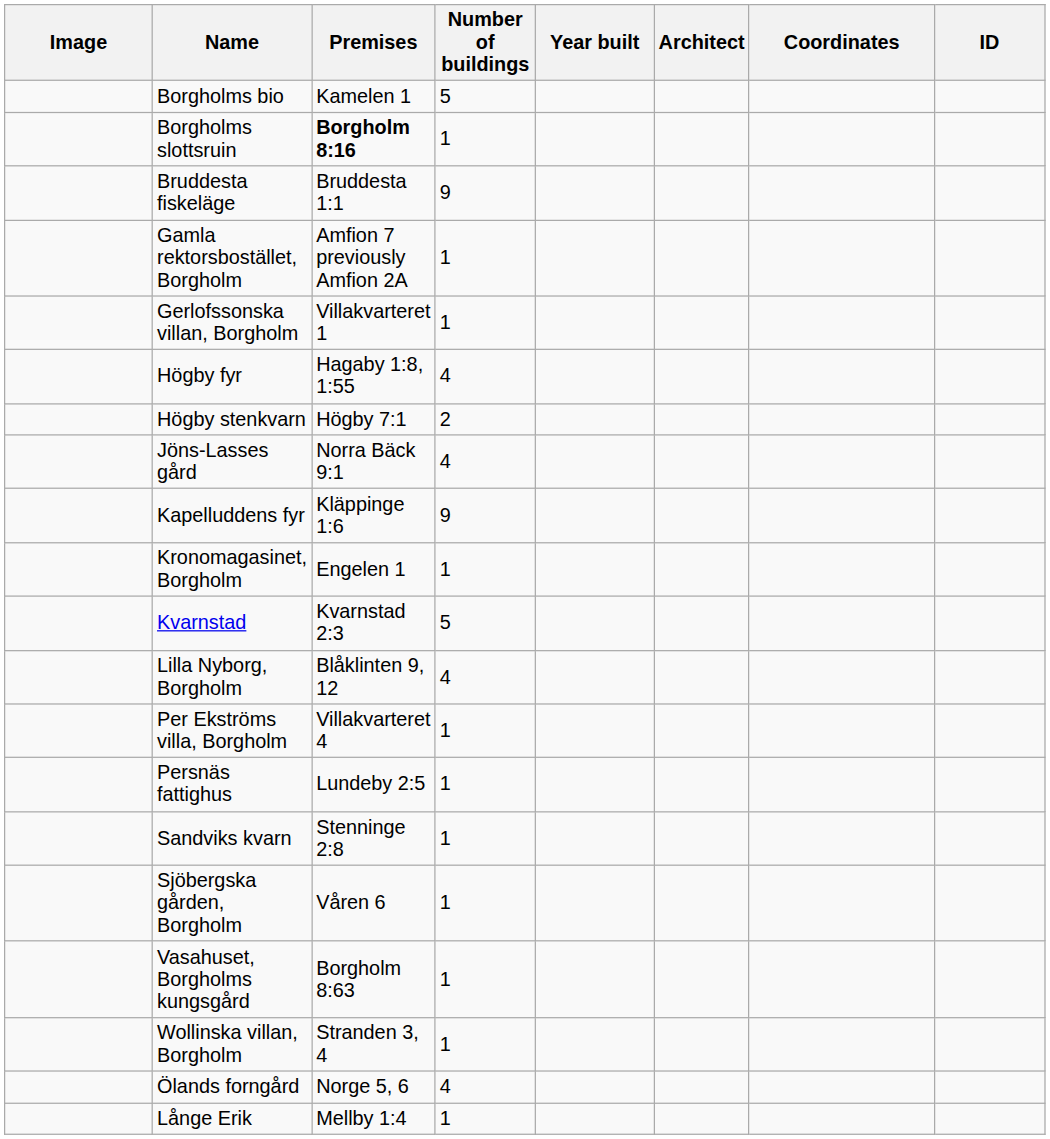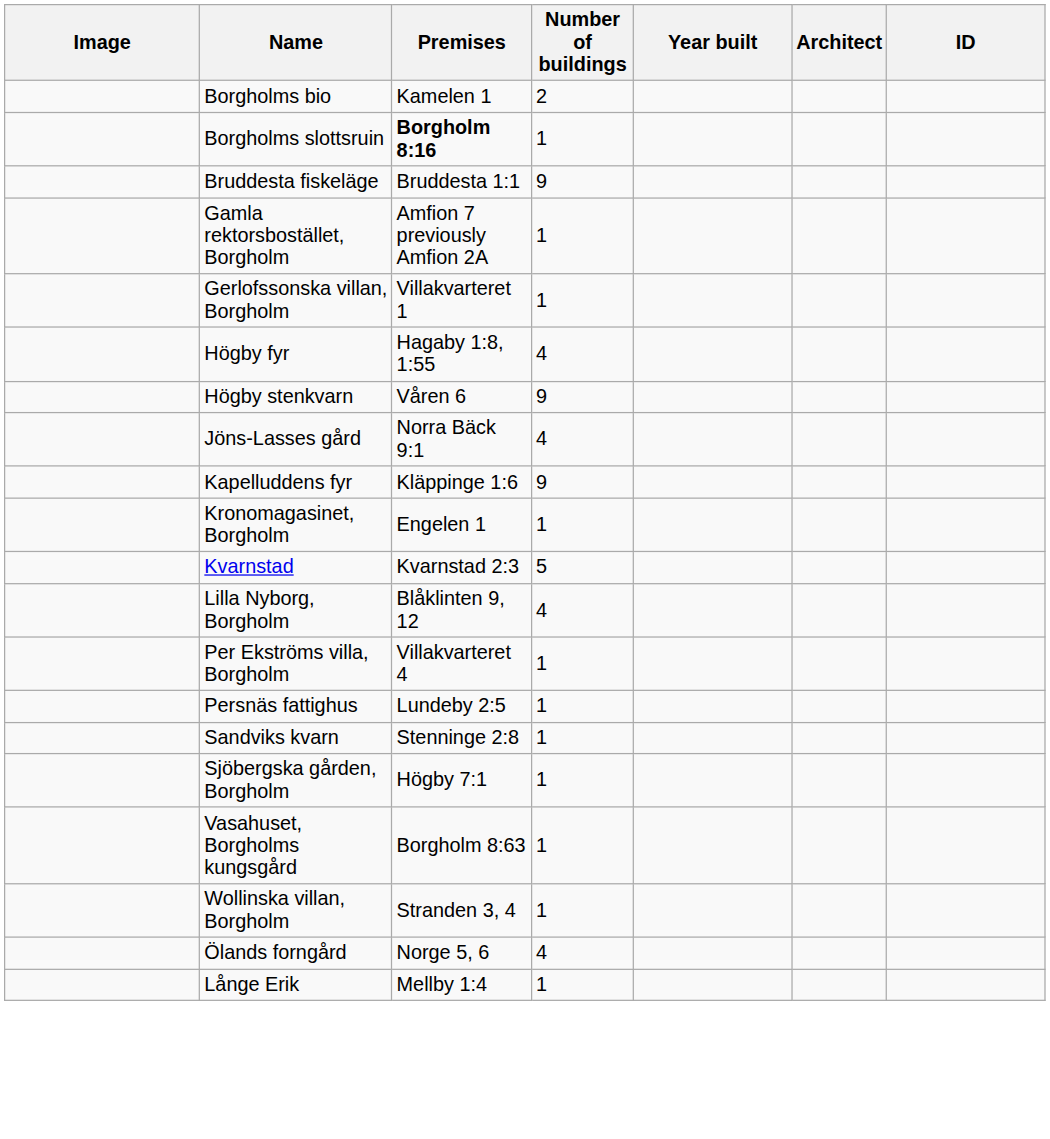- column: (842, 42)
(445, 96) 5 -> (542, 96) 2
(361, 419) Högby 7:1 -> (431, 396) Våren 6
(445, 419) 2 -> (542, 396) 9
(351, 903) Våren 6 -> (442, 780) Högby 7:1
